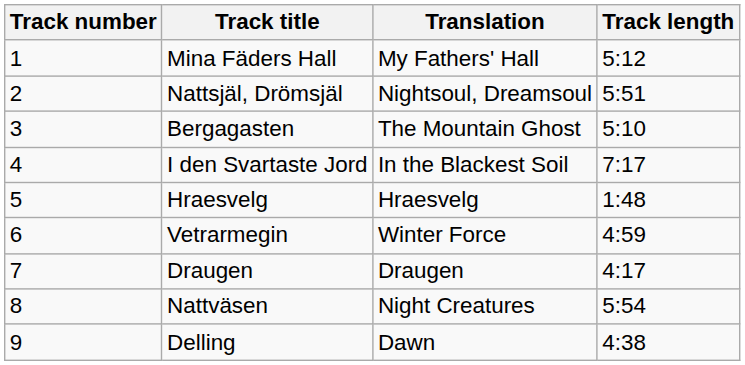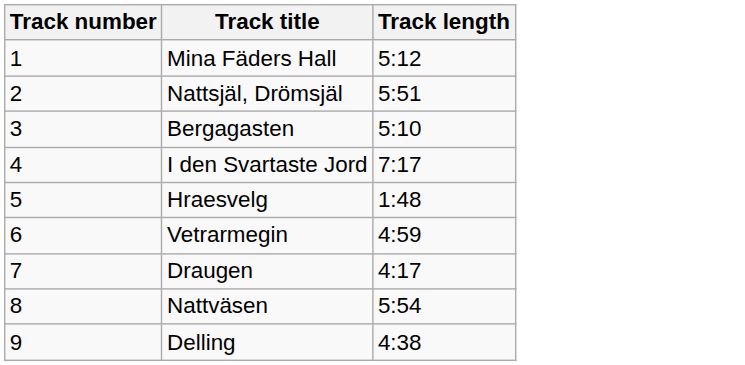- column: (485, 22)
